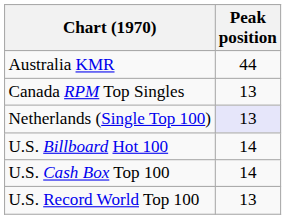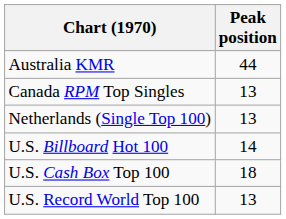(248, 118) lavender background -> (248, 118) no background
(248, 173) 14 -> (248, 173) 18
